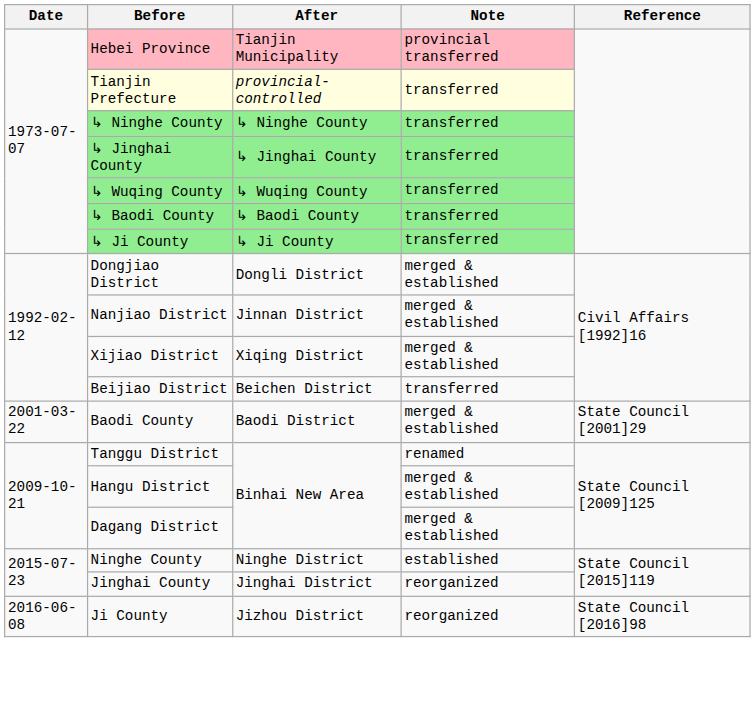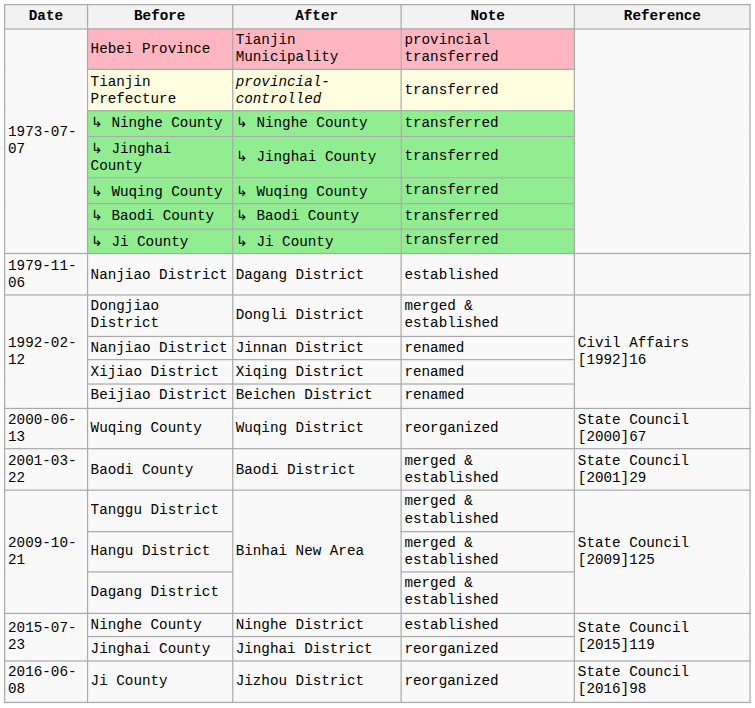+ row: (159, 274)
(452, 315) merged & established -> (434, 348) renamed
(452, 356) merged & established -> (434, 372) renamed
(452, 389) transferred -> (434, 396) renamed
+ row: (146, 428)
(434, 454) renamed -> (452, 510) merged & established
